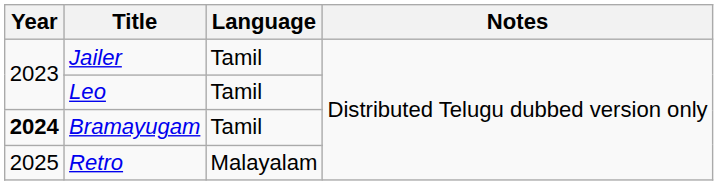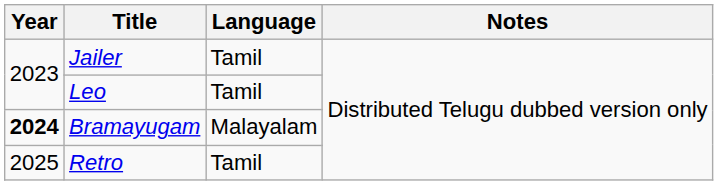(236, 127) Tamil -> (264, 127) Malayalam
(264, 162) Malayalam -> (236, 162) Tamil
